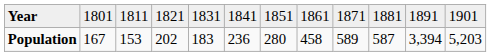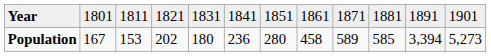(203, 39) 183 -> (203, 39) 180
(384, 39) 587 -> (384, 39) 585
(465, 39) 5,203 -> (465, 39) 5,273
